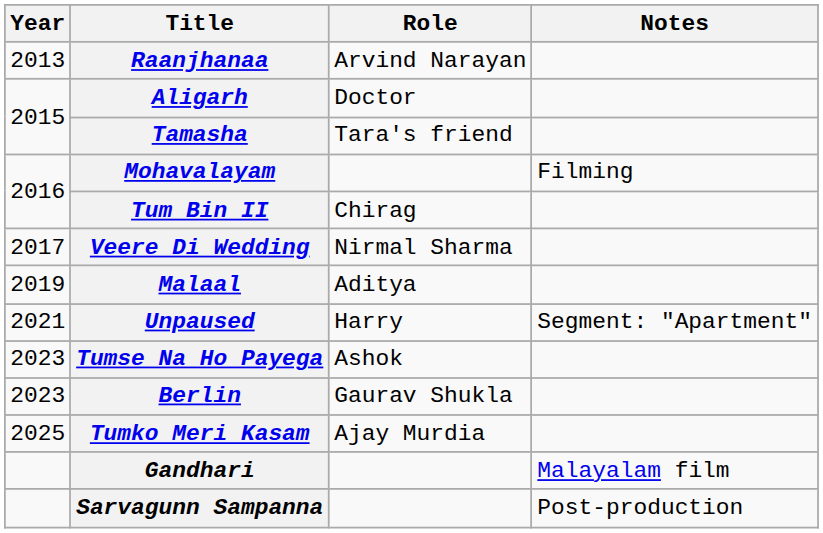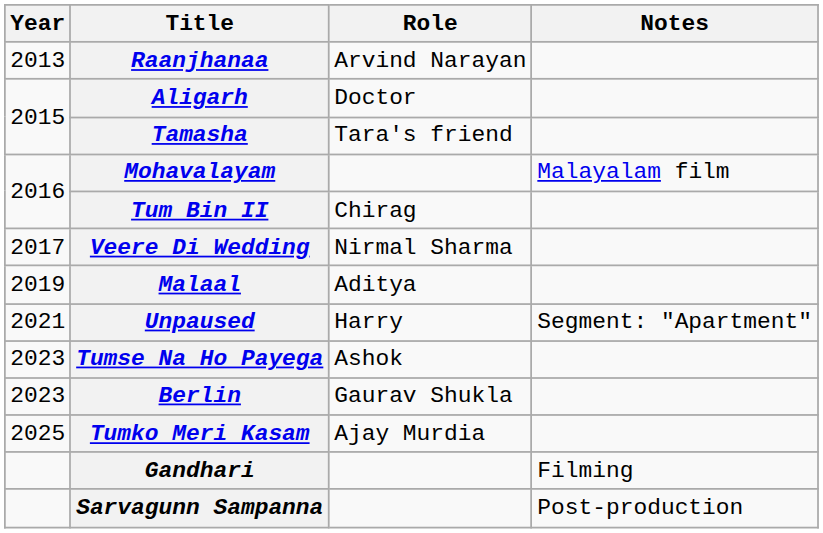(585, 173) Filming -> (633, 173) Malayalam film
(633, 471) Malayalam film -> (585, 471) Filming
